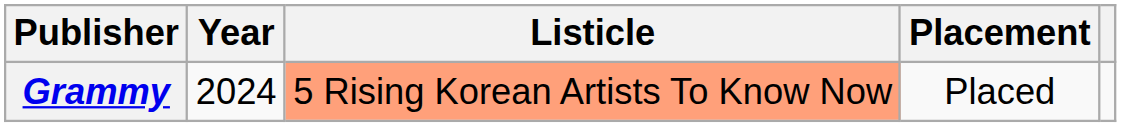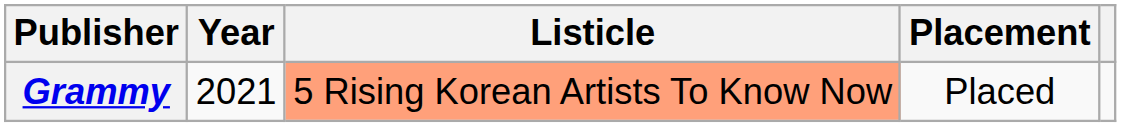(236, 90) 2024 -> (236, 90) 2021
